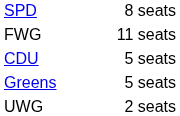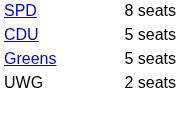- row: (23, 34)
